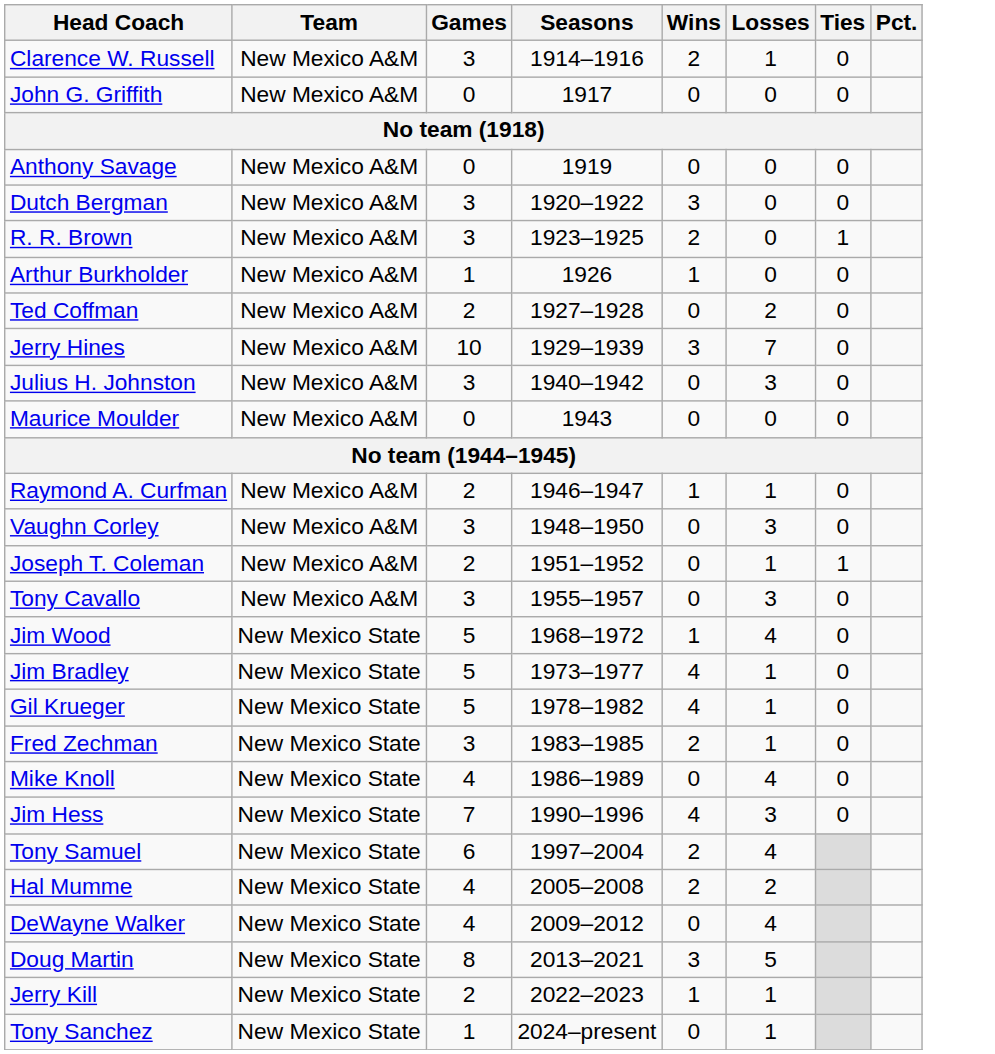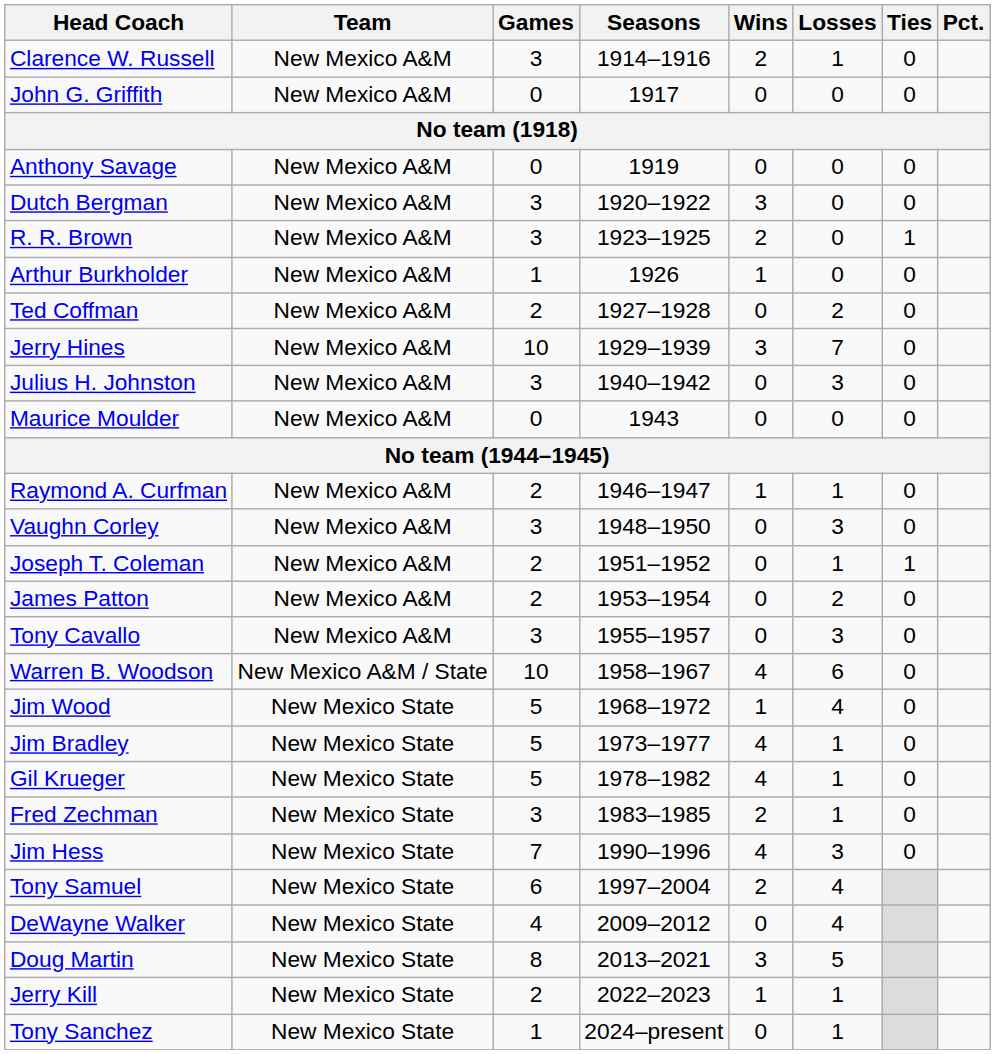+ row: (79, 599)
+ row: (112, 671)
- row: (62, 779)
- row: (71, 887)
